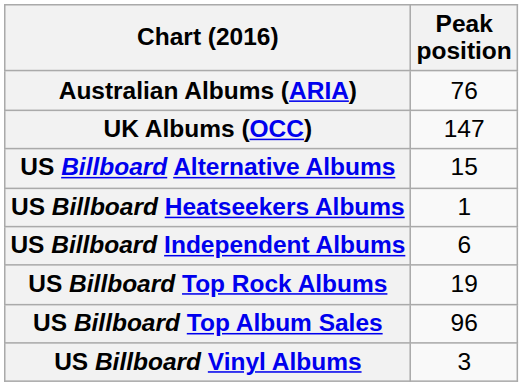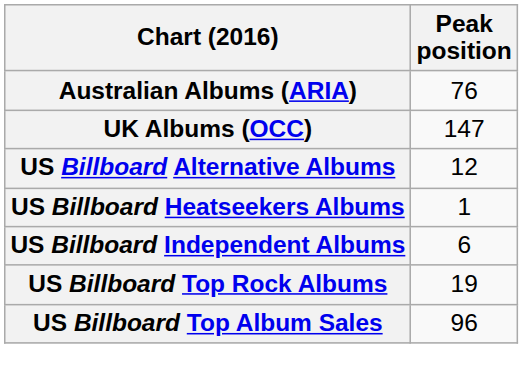(464, 167) 15 -> (464, 167) 12
- row: (208, 362)
